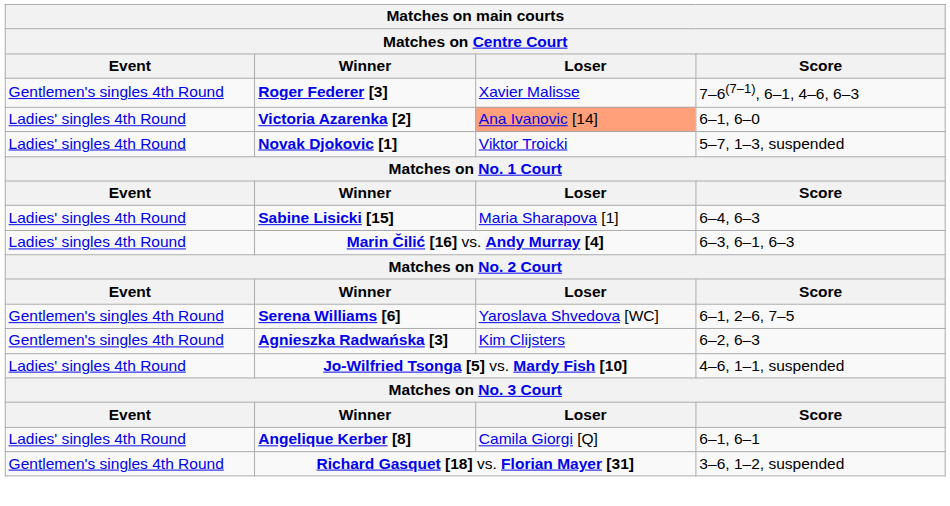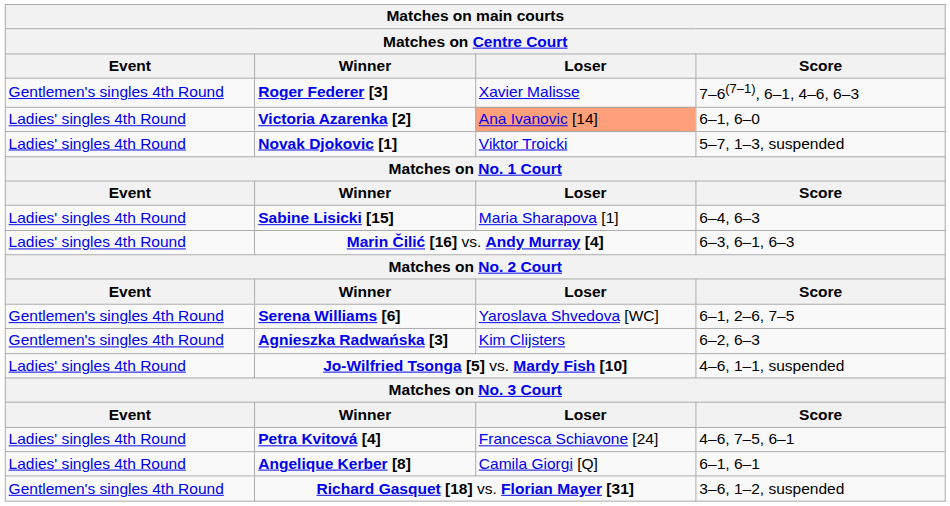+ row: (320, 439)
